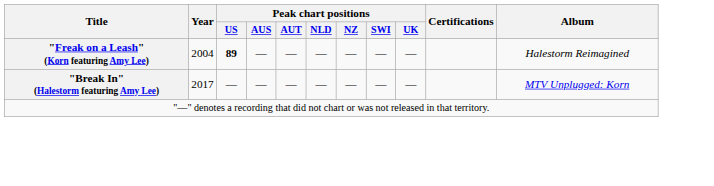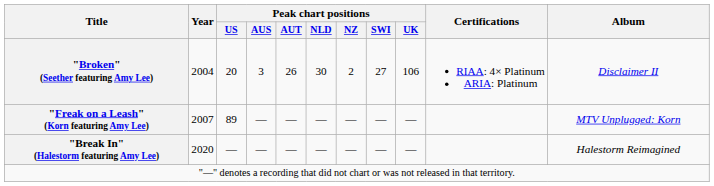+ row: (97, 71)
(202, 54) 2004 -> (202, 119) 2007
(231, 54) bold -> (231, 119) normal
(577, 54) Halestorm Reimagined -> (628, 119) MTV Unplugged: Korn
(202, 84) 2017 -> (202, 149) 2020
(577, 84) MTV Unplugged: Korn -> (628, 149) Halestorm Reimagined
